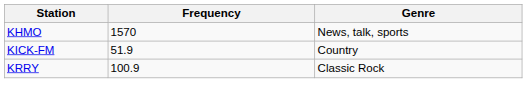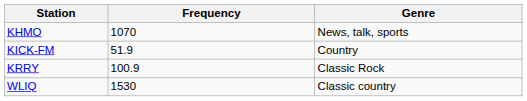(123, 31) 1570 -> (123, 31) 1070
+ row: (22, 86)
